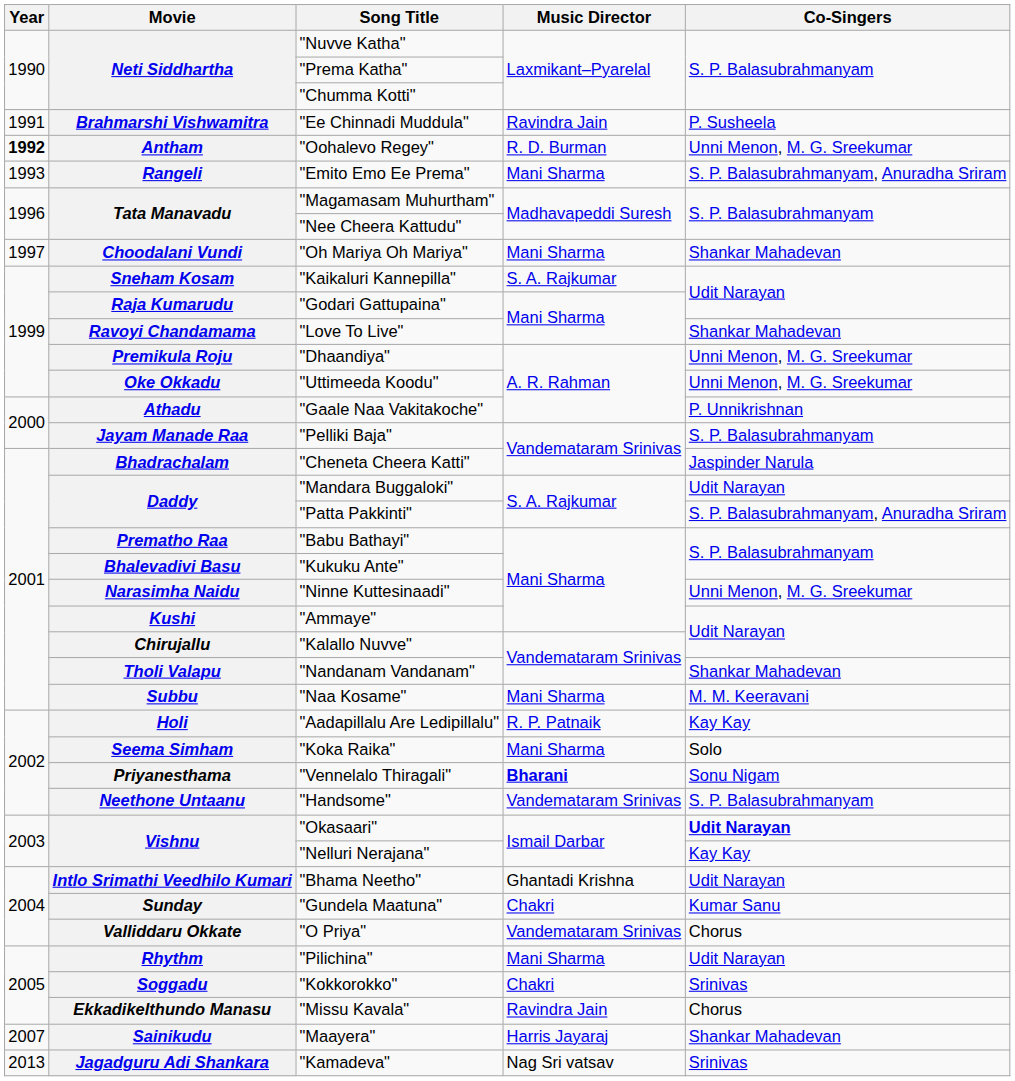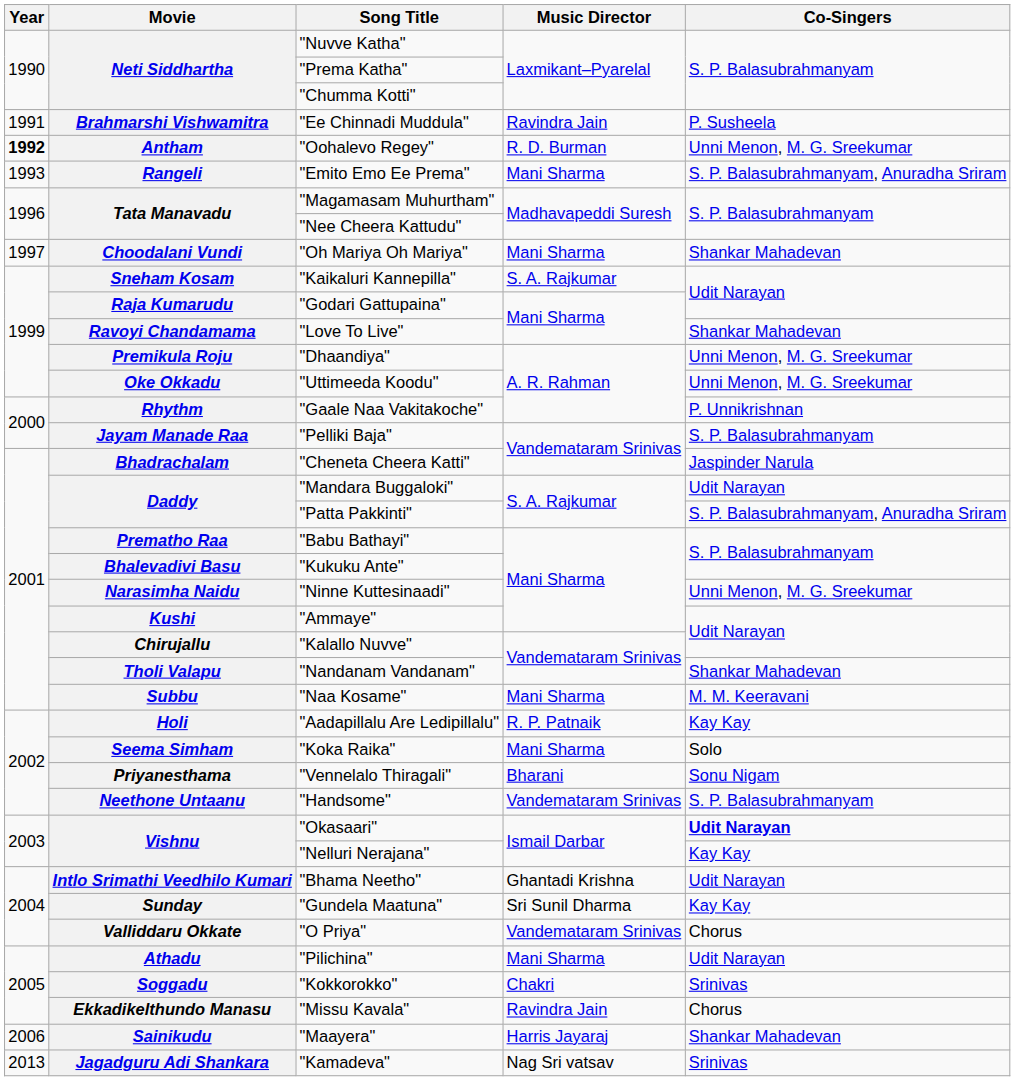(172, 409) Athadu -> (172, 409) Rhythm
(537, 775) bold -> (535, 775) normal
(530, 906) Chakri -> (569, 906) Sri Sunil Dharma
(735, 906) Kumar Sanu -> (720, 906) Kay Kay
(172, 958) Rhythm -> (172, 958) Athadu
(27, 1036) 2007 -> (27, 1036) 2006
